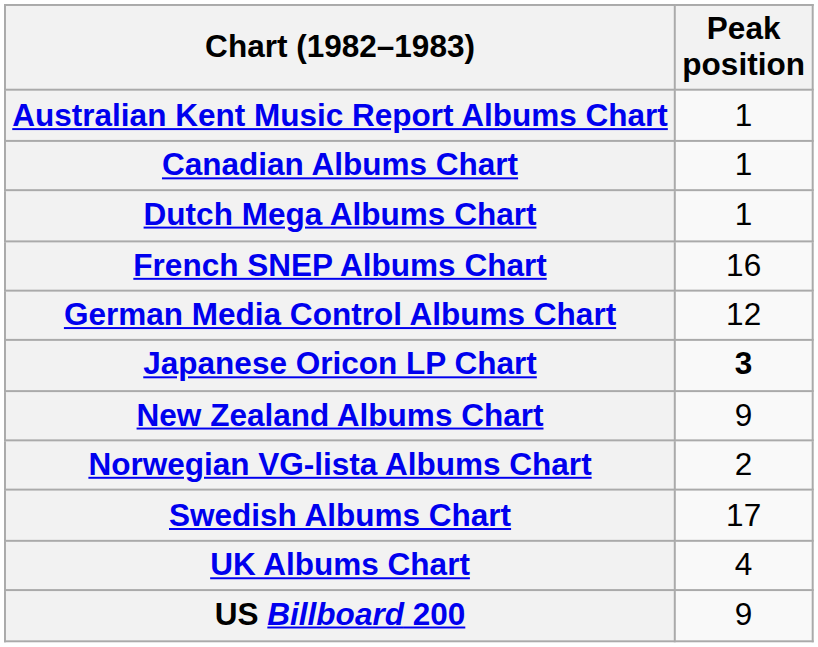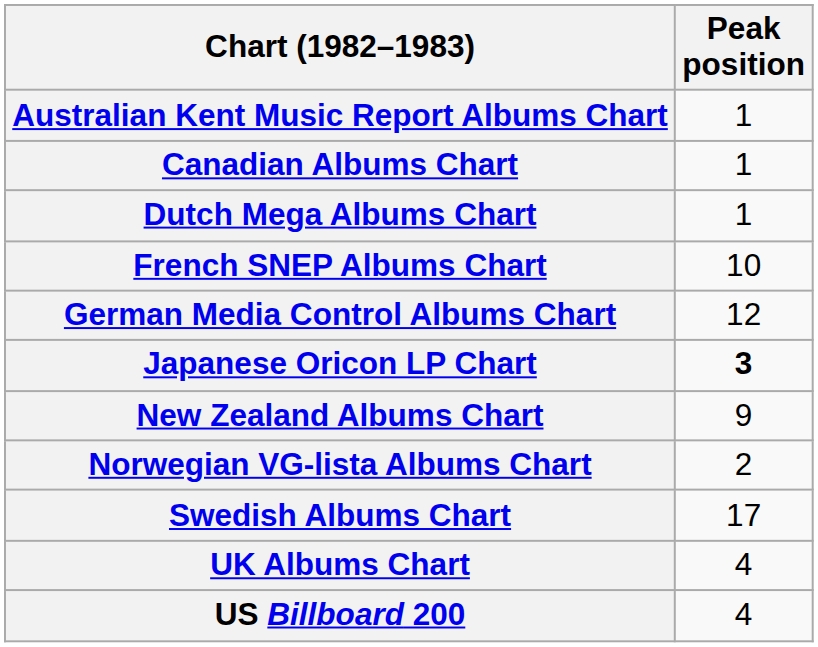(744, 264) 16 -> (744, 264) 10
(744, 614) 9 -> (744, 614) 4
